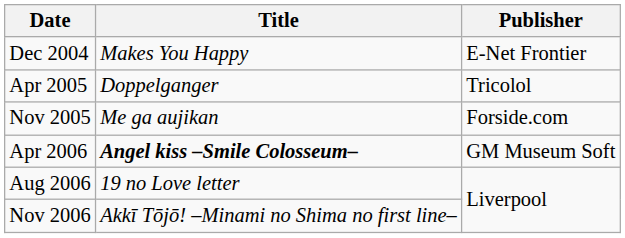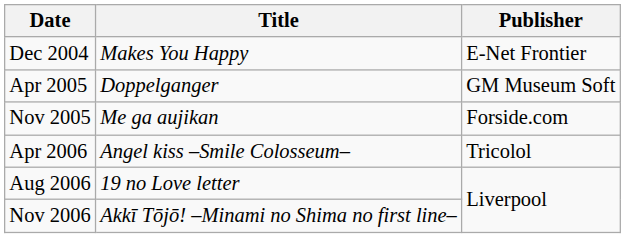(499, 85) Tricolol -> (541, 85) GM Museum Soft
(229, 150) bold -> (225, 150) normal
(541, 150) GM Museum Soft -> (499, 150) Tricolol
